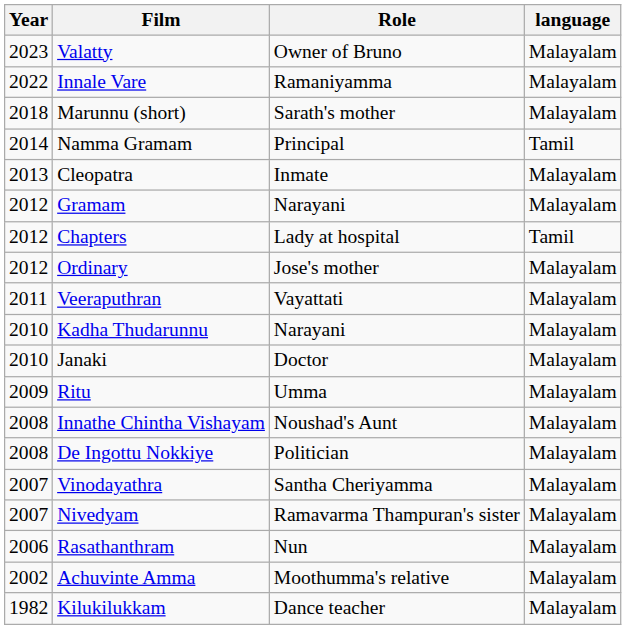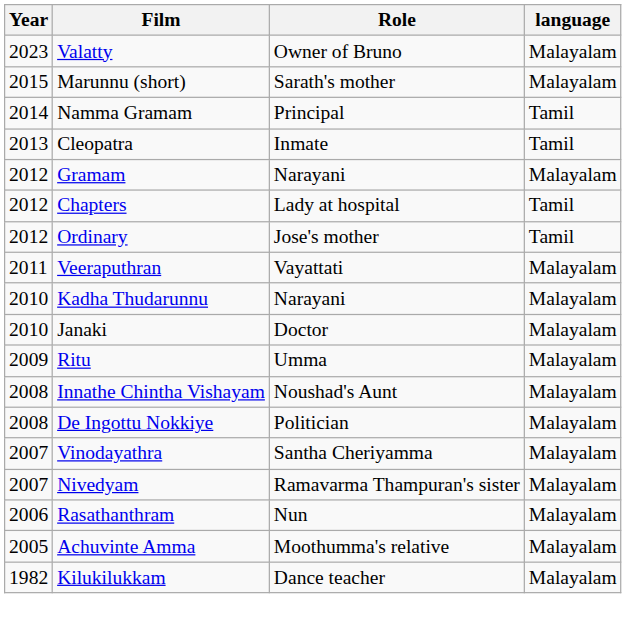- row: (102, 81)
(29, 112) 2018 -> (29, 81) 2015
(573, 174) Malayalam -> (551, 143) Tamil
(573, 267) Malayalam -> (551, 236) Tamil
(29, 577) 2002 -> (29, 546) 2005
